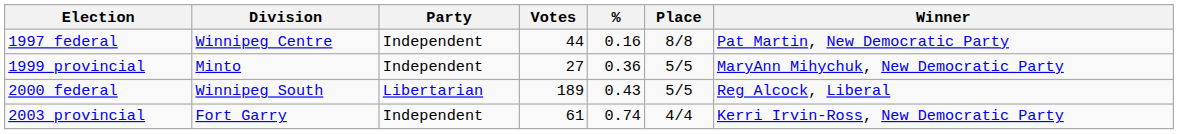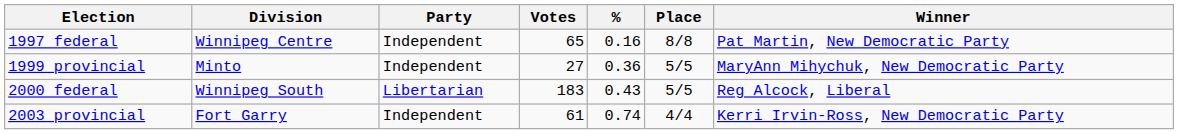(575, 42) 44 -> (575, 42) 65
(570, 91) 189 -> (570, 91) 183
